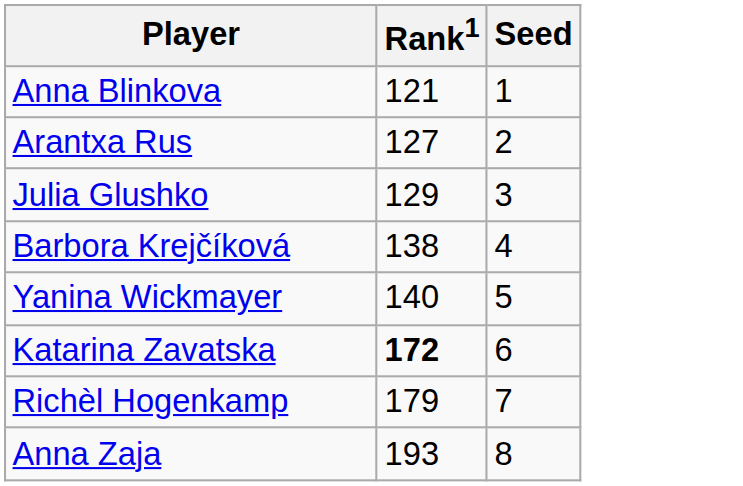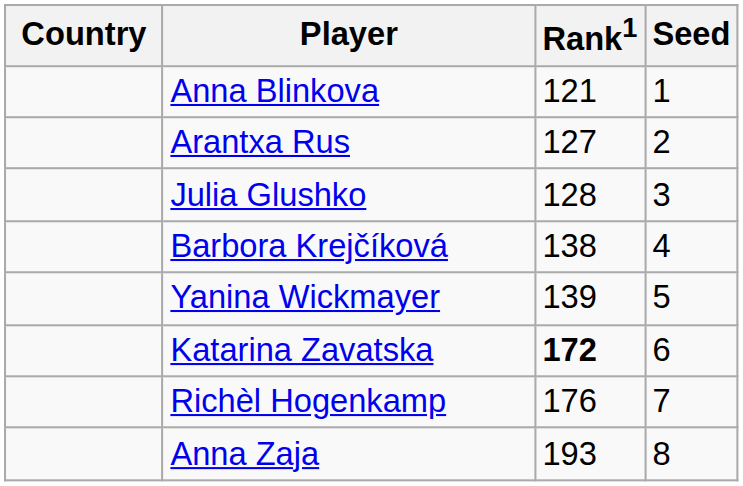+ column: (84, 34)
(412, 194) 129 -> (570, 194) 128
(412, 298) 140 -> (570, 298) 139
(412, 401) 179 -> (570, 401) 176
